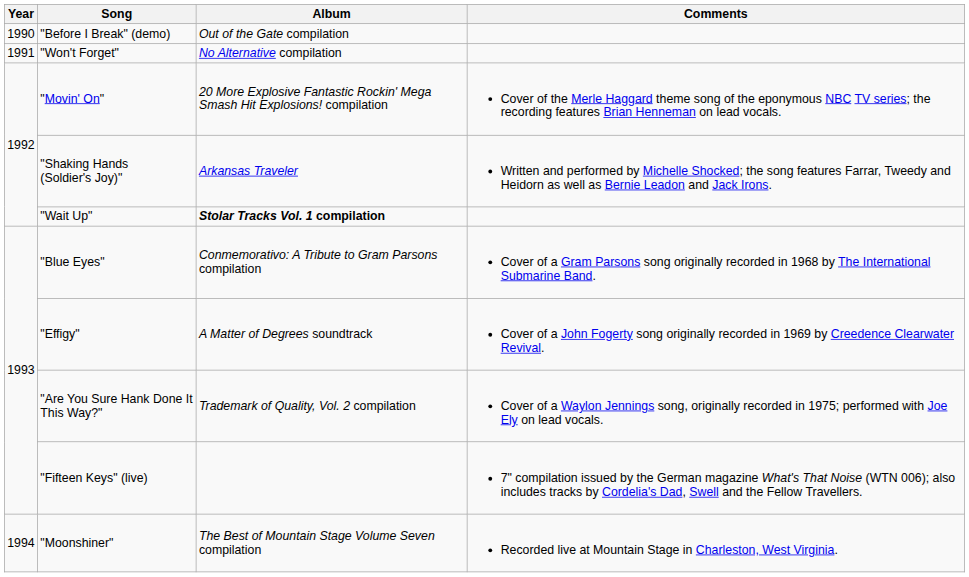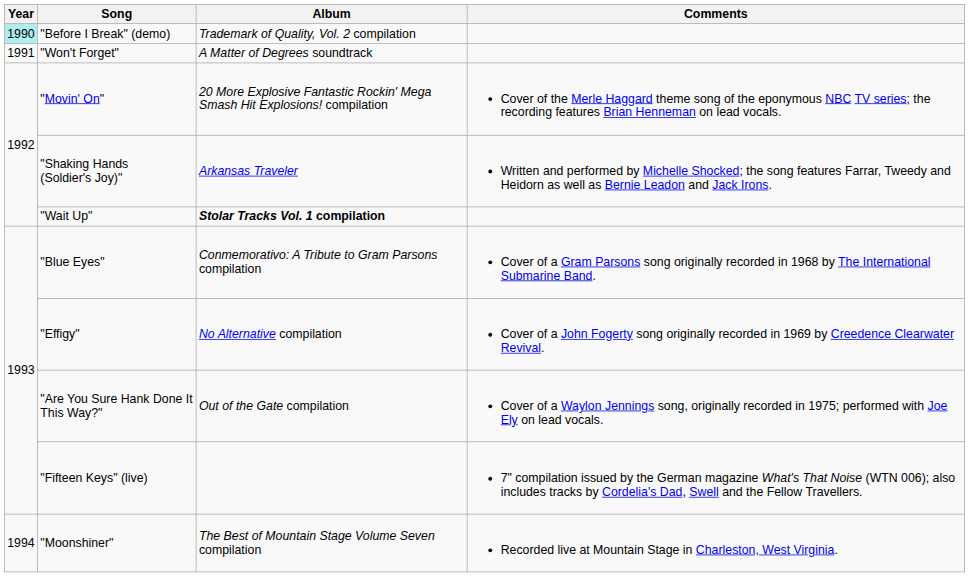(21, 33) no background -> (21, 33) paleturquoise background
(274, 33) Out of the Gate compilation -> (307, 33) Trademark of Quality, Vol. 2 compilation
(270, 53) No Alternative compilation -> (286, 53) A Matter of Degrees soundtrack
(286, 334) A Matter of Degrees soundtrack -> (270, 334) No Alternative compilation
(307, 406) Trademark of Quality, Vol. 2 compilation -> (274, 406) Out of the Gate compilation
